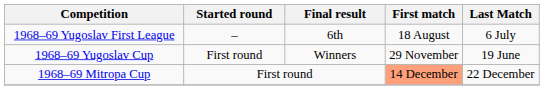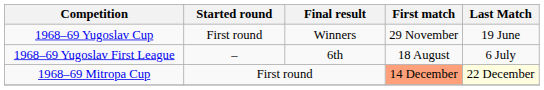rows swapped: (94, 34) <-> (94, 54)
(501, 74) no background -> (501, 74) lightyellow background
